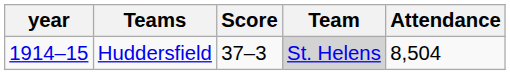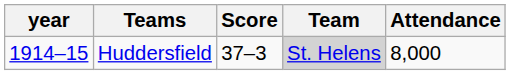(416, 52) 8,504 -> (416, 52) 8,000
